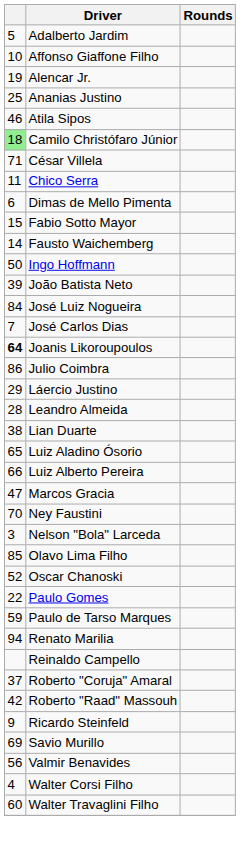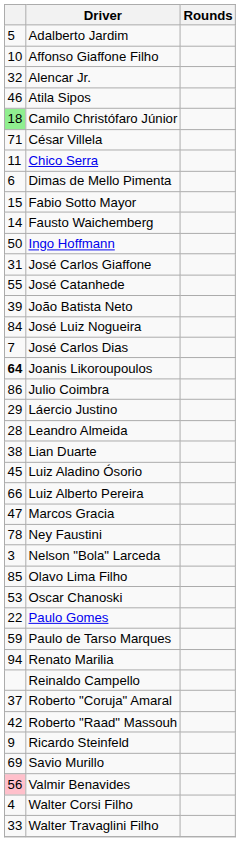(15, 77) 19 -> (15, 77) 32
- row: (75, 98)
+ row: (90, 264)
+ row: (77, 285)
(15, 451) 65 -> (15, 472) 45
(15, 514) 70 -> (15, 534) 78
(15, 576) 52 -> (15, 597) 53
(15, 763) no background -> (15, 784) pink background
(15, 805) 60 -> (15, 825) 33
